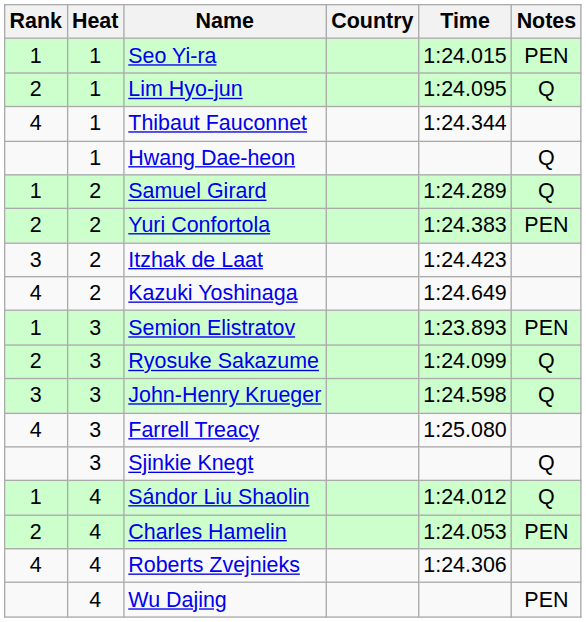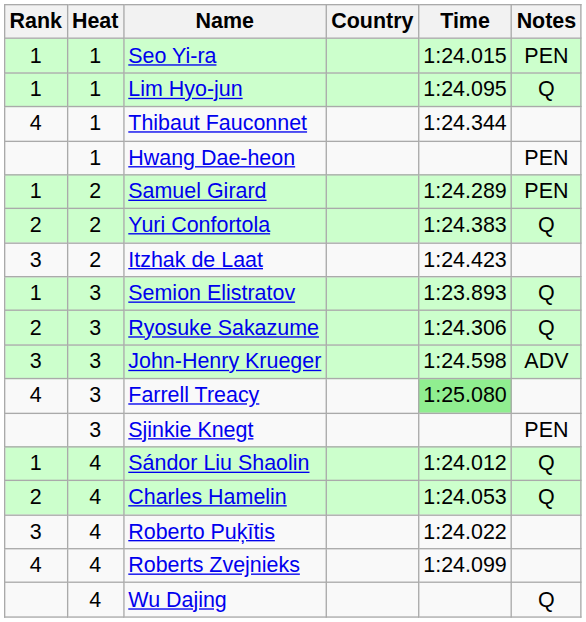(36, 89) 2 -> (36, 89) 1
(546, 157) Q -> (546, 157) PEN
(546, 191) Q -> (546, 191) PEN
(546, 225) PEN -> (546, 225) Q
- row: (213, 293)
(546, 327) PEN -> (546, 293) Q
(465, 361) 1:24.099 -> (465, 327) 1:24.306
(546, 395) Q -> (546, 361) ADV
(465, 429) no background -> (465, 395) lightgreen background
(546, 463) Q -> (546, 429) PEN
(546, 531) PEN -> (546, 497) Q
+ row: (202, 531)
(465, 565) 1:24.306 -> (465, 565) 1:24.099
(546, 599) PEN -> (546, 599) Q
